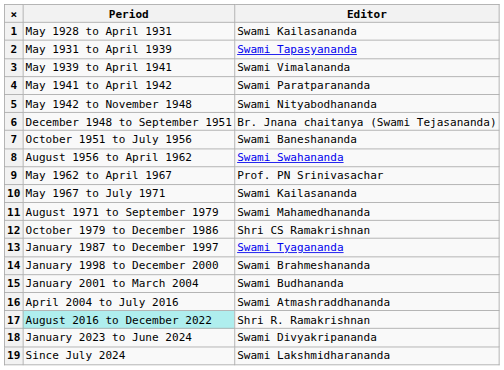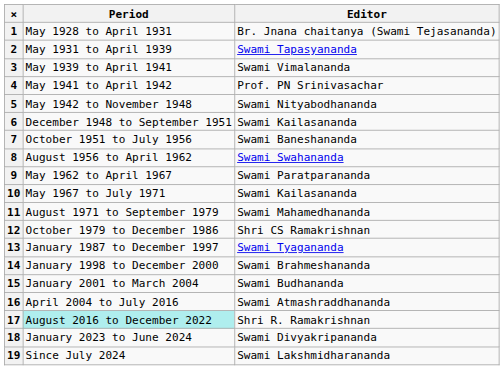(297, 31) Swami Kailasananda -> (367, 31) Br. Jnana chaitanya (Swami Tejasananda)
(304, 85) Swami Paratparananda -> (310, 85) Prof. PN Srinivasachar
(367, 121) Br. Jnana chaitanya (Swami Tejasananda) -> (297, 121) Swami Kailasananda
(310, 176) Prof. PN Srinivasachar -> (304, 176) Swami Paratparananda
